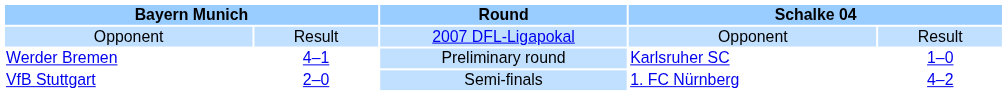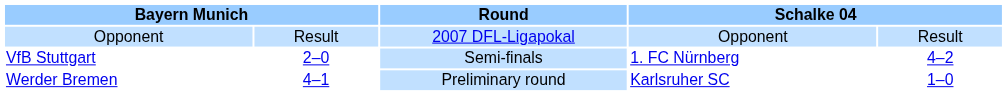rows swapped: (62, 58) <-> (51, 80)
